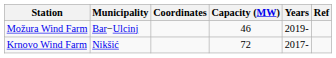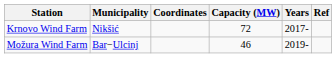rows swapped: (47, 45) <-> (47, 28)
